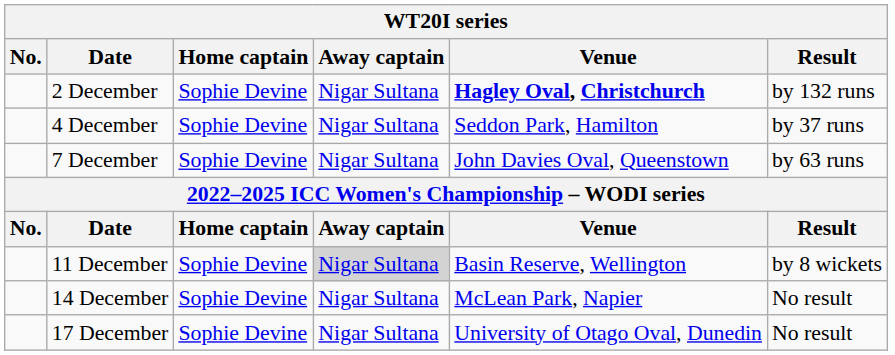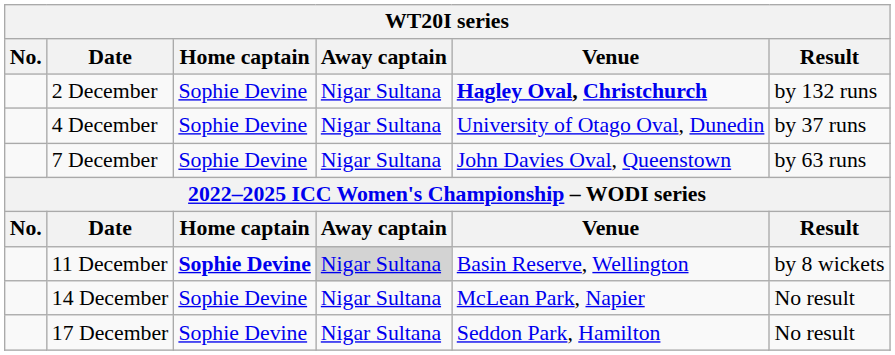(556, 125) Seddon Park, Hamilton -> (611, 125) University of Otago Oval, Dunedin
(243, 263) normal -> (245, 263) bold
(608, 332) University of Otago Oval, Dunedin -> (559, 332) Seddon Park, Hamilton
